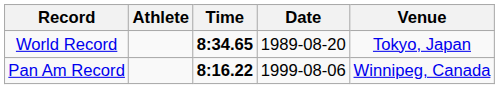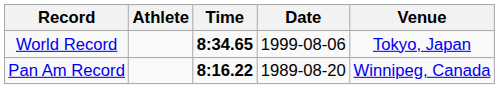(303, 44) 1989-08-20 -> (303, 44) 1999-08-06
(303, 70) 1999-08-06 -> (303, 70) 1989-08-20
